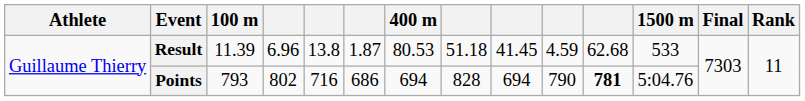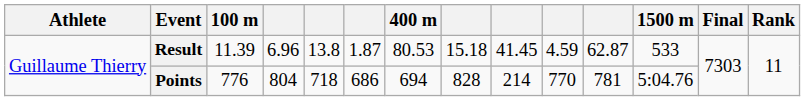(467, 50) 51.18 -> (467, 50) 15.18
(608, 50) 62.68 -> (608, 50) 62.87
(235, 80) 793 -> (235, 80) 776
(283, 80) 802 -> (283, 80) 804
(324, 80) 716 -> (324, 80) 718
(517, 80) 694 -> (517, 80) 214
(562, 80) 790 -> (562, 80) 770
(608, 80) bold -> (608, 80) normal
